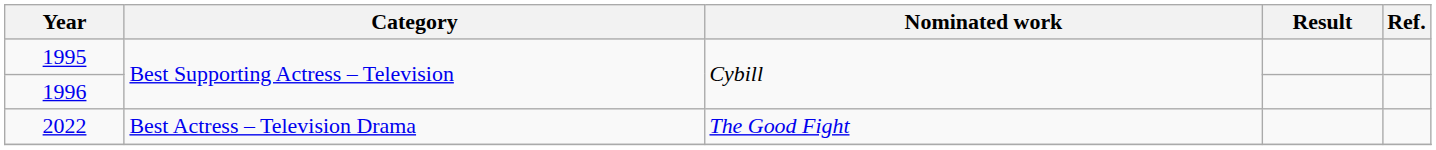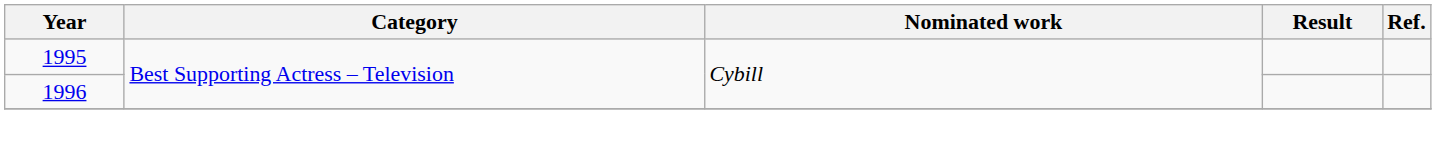- row: (65, 126)
